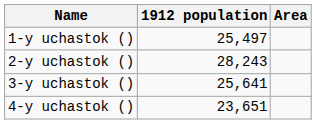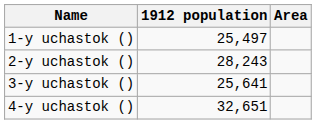(242, 108) 23,651 -> (242, 108) 32,651
